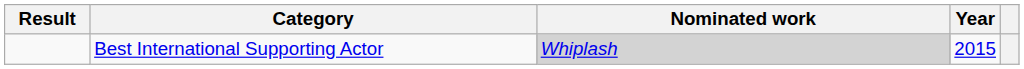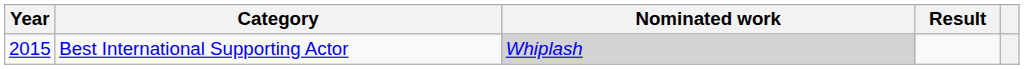columns swapped: (975, 19) <-> (47, 19)
